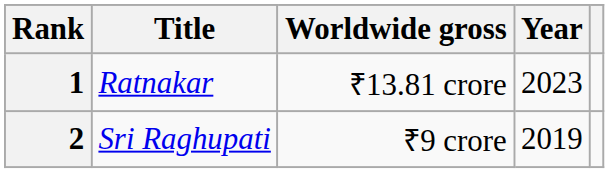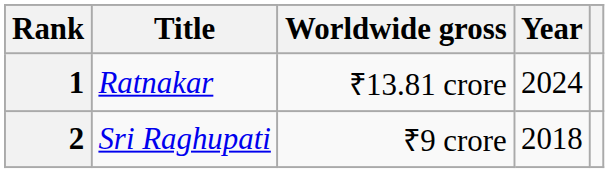(552, 81) 2023 -> (552, 81) 2024
(552, 138) 2019 -> (552, 138) 2018
